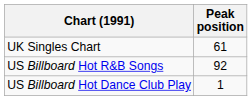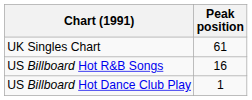(220, 66) 92 -> (220, 66) 16
